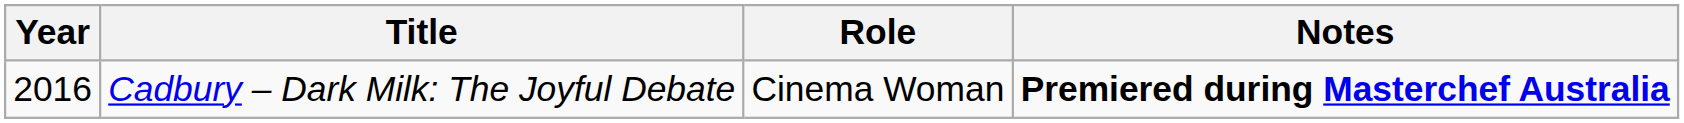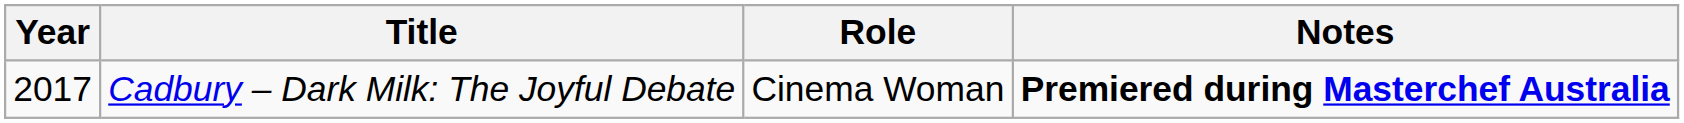(53, 88) 2016 -> (53, 88) 2017
